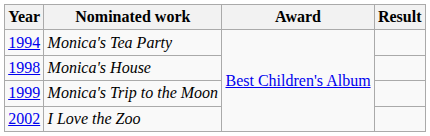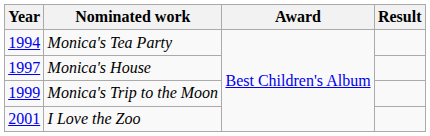(24, 67) 1998 -> (24, 67) 1997
(24, 118) 2002 -> (24, 118) 2001
